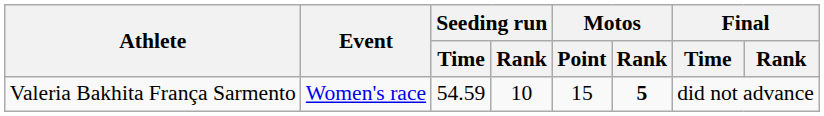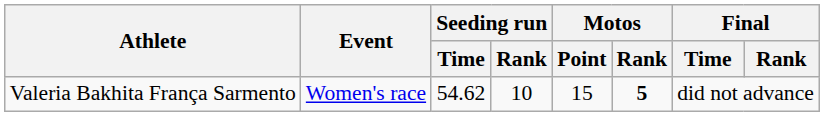(461, 93) 54.59 -> (461, 93) 54.62
